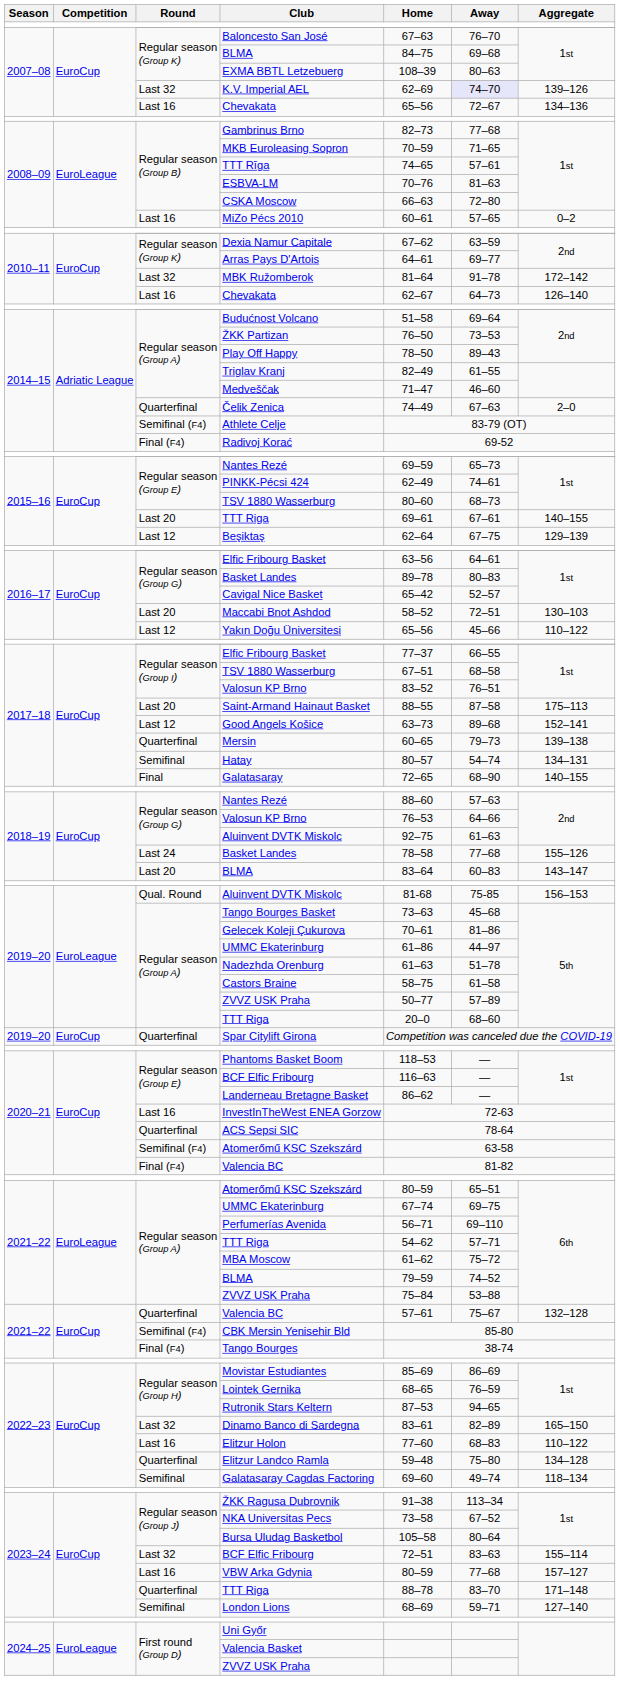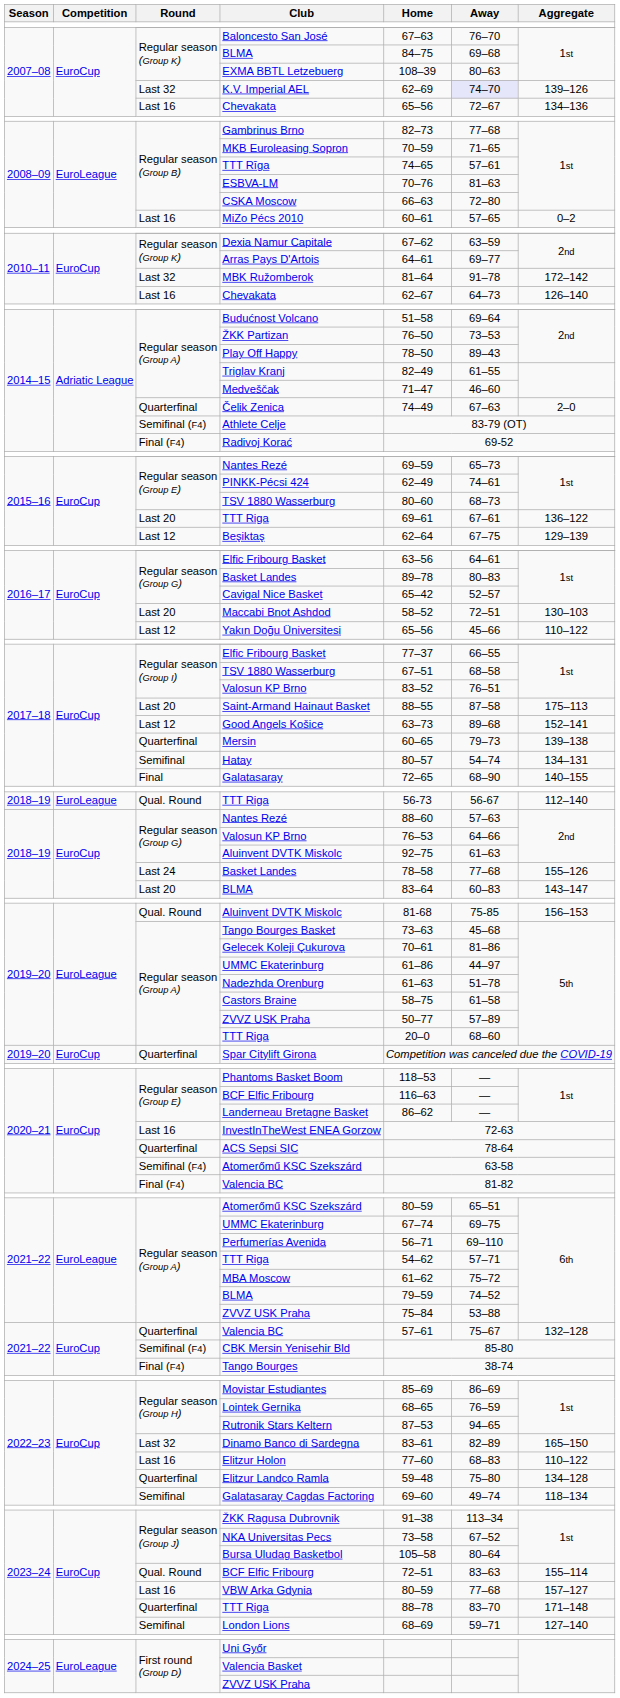(566, 518) 140–155 -> (566, 518) 136–122
+ row: (29, 800)
(157, 1554) Last 32 -> (170, 1572) Qual. Round
